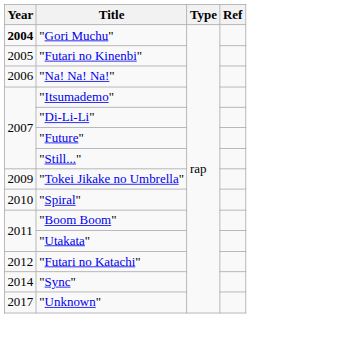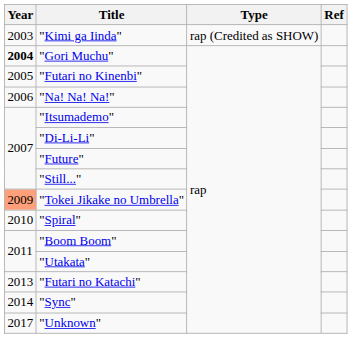+ row: (81, 35)
(20, 179) no background -> (20, 199) lightsalmon background
(20, 261) 2012 -> (20, 281) 2013
